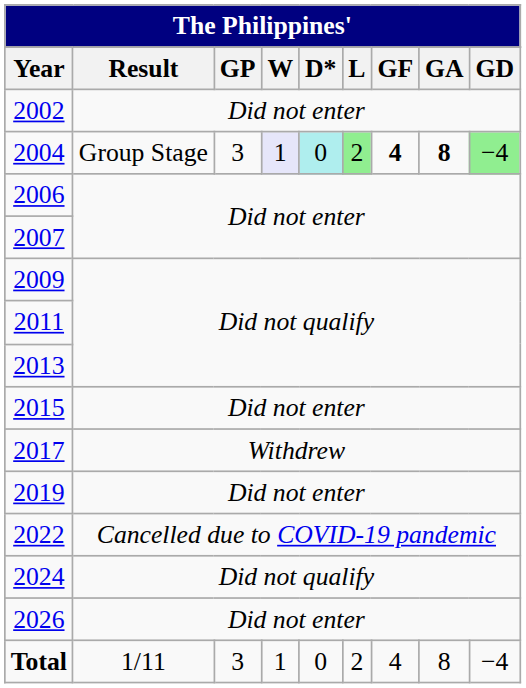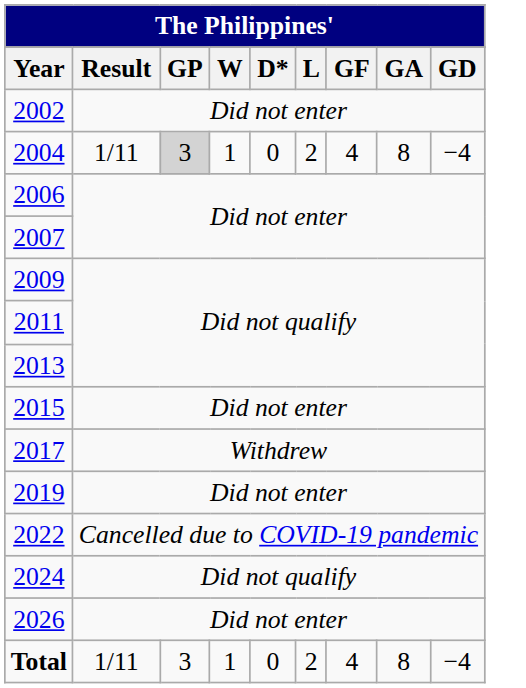(143, 152) Group Stage -> (116, 152) 1/11
(238, 152) no background -> (185, 152) lightgrey background
(280, 152) lavender background -> (230, 152) no background
(321, 152) paleturquoise background -> (273, 152) no background
(357, 152) lightgreen background -> (311, 152) no background
(395, 152) bold -> (352, 152) normal
(444, 152) bold -> (404, 152) normal
(495, 152) lightgreen background -> (457, 152) no background
